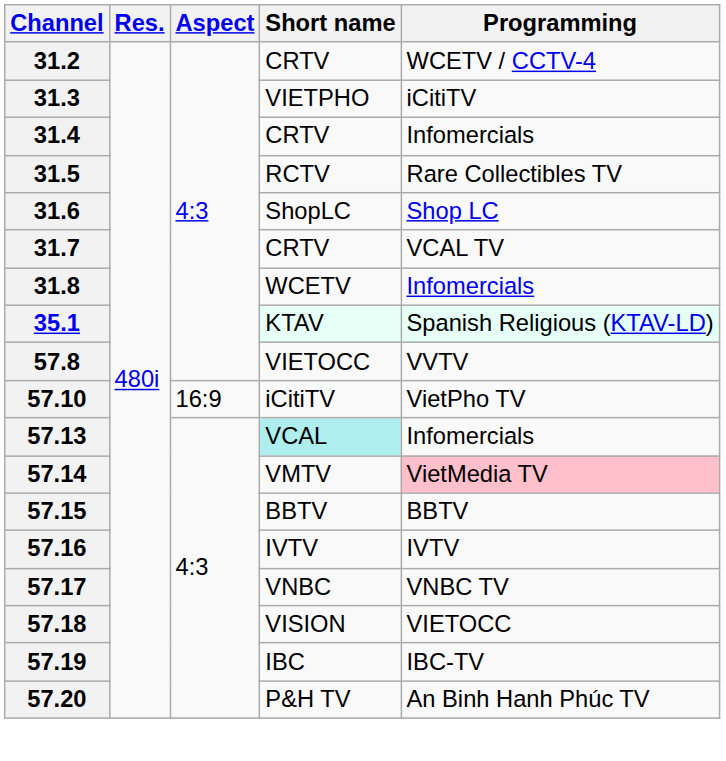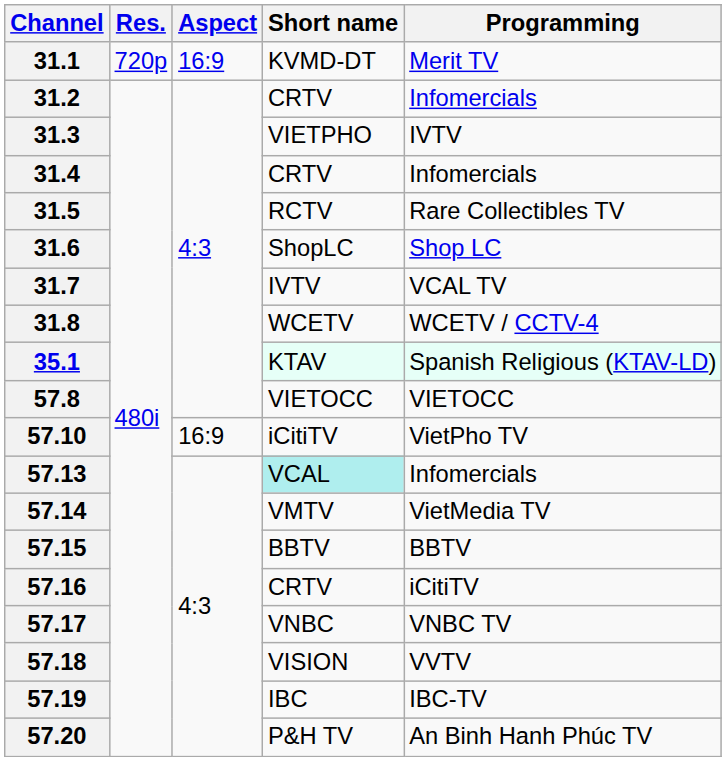+ row: (57, 60)
(501, 60) WCETV / CCTV-4 -> (473, 98) Infomercials
(441, 98) iCitiTV -> (436, 135) IVTV
(297, 248) CRTV -> (294, 286) IVTV
(470, 286) Infomercials -> (504, 323) WCETV / CCTV-4
(437, 361) VVTV -> (462, 398) VIETOCC
(477, 473) pink background -> (480, 511) no background
(292, 549) IVTV -> (300, 586) CRTV
(433, 549) IVTV -> (444, 586) iCitiTV
(459, 624) VIETOCC -> (440, 661) VVTV
